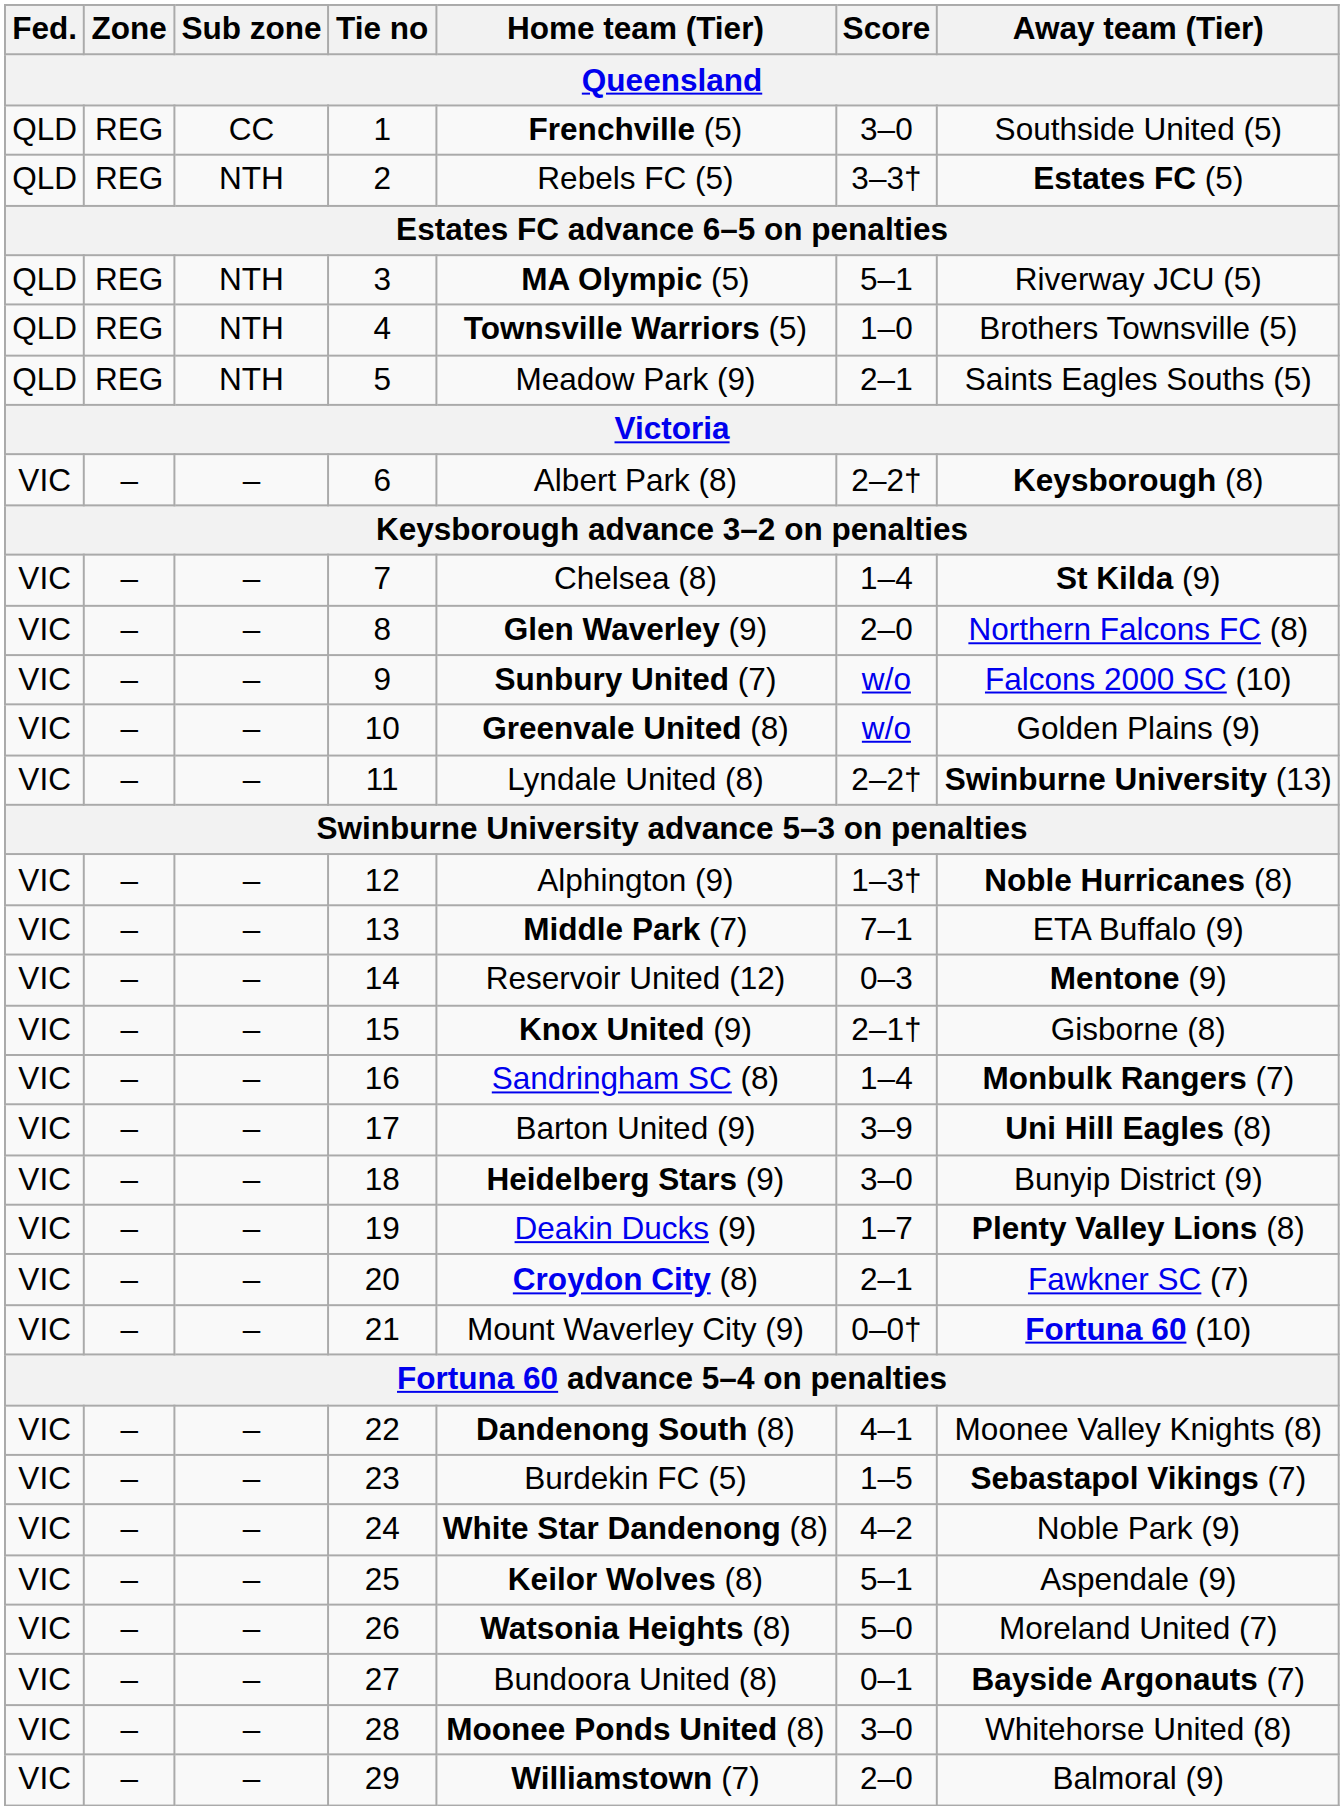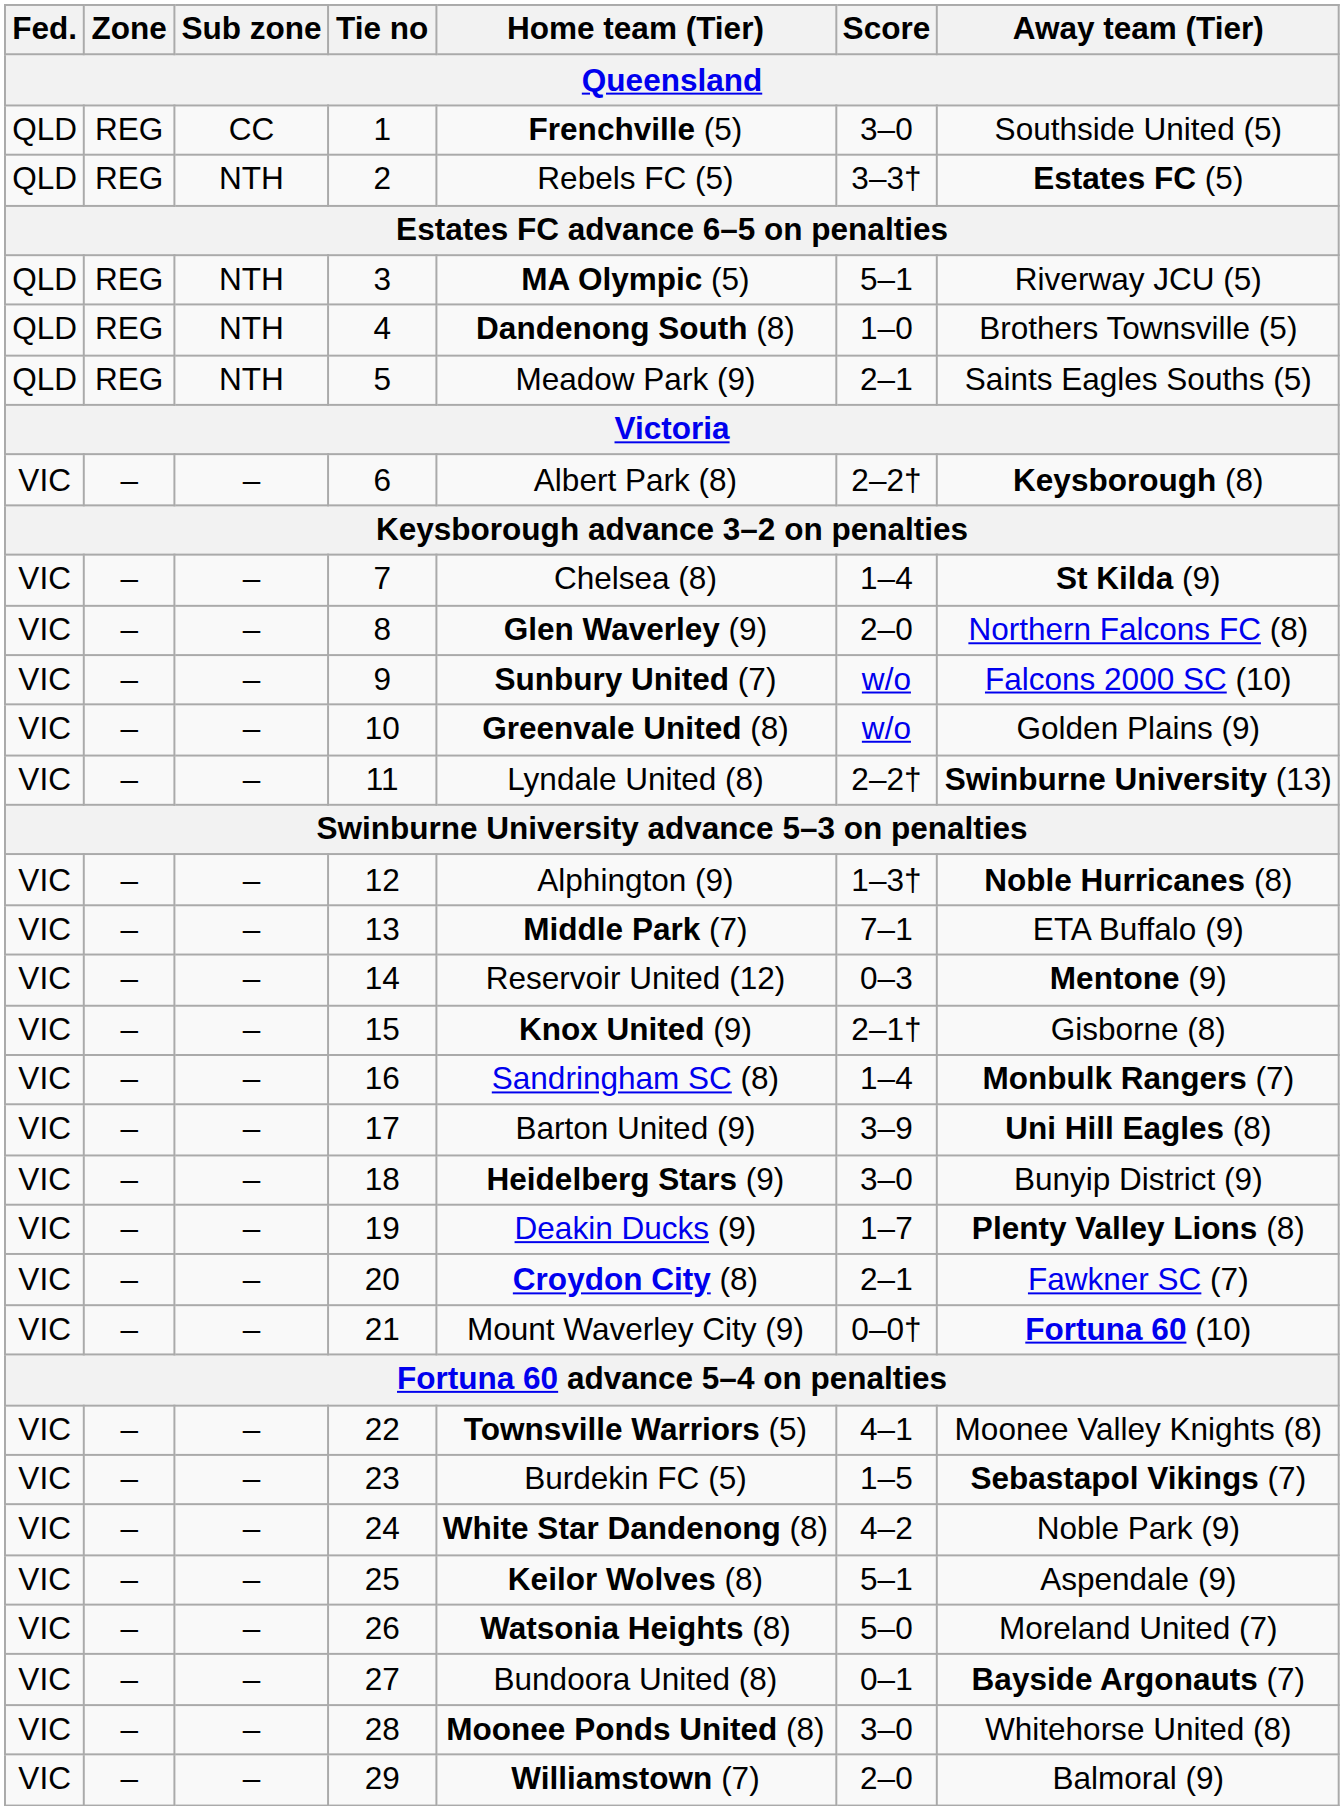(635, 329) Townsville Warriors (5) -> (635, 329) Dandenong South (8)
(635, 1429) Dandenong South (8) -> (635, 1429) Townsville Warriors (5)
